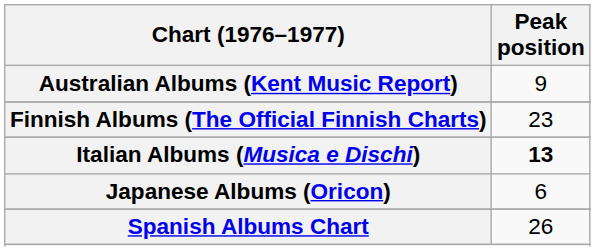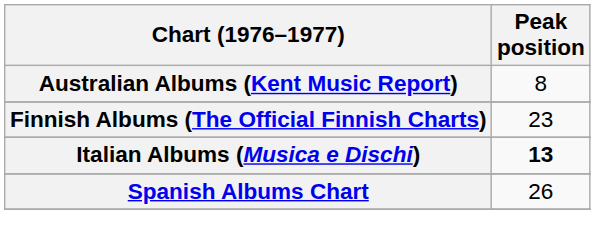(541, 83) 9 -> (541, 83) 8
- row: (248, 190)
